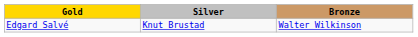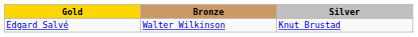columns swapped: (208, 11) <-> (345, 11)
